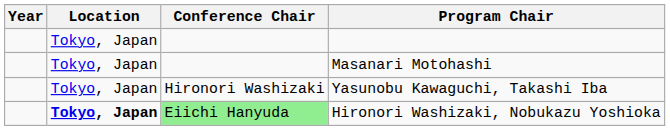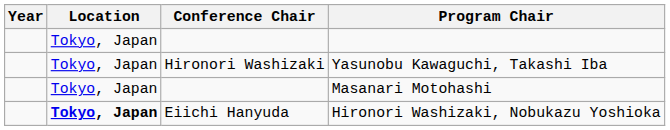rows swapped: (470, 89) <-> (412, 65)
(227, 113) lightgreen background -> (227, 113) no background
